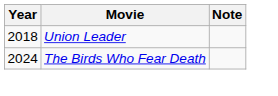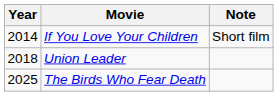+ row: (121, 36)
(23, 58) 2024 -> (23, 79) 2025
